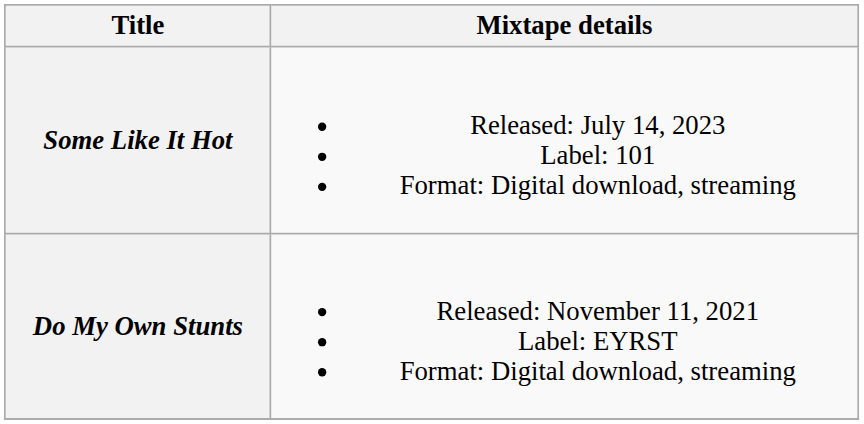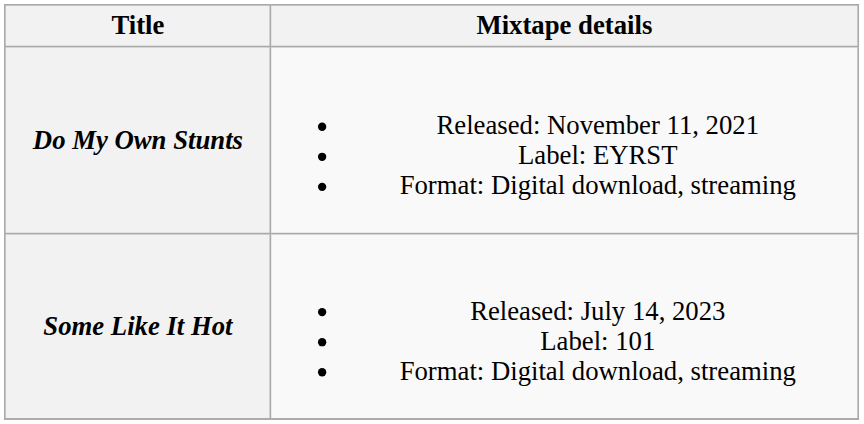rows swapped: (138, 325) <-> (138, 139)
